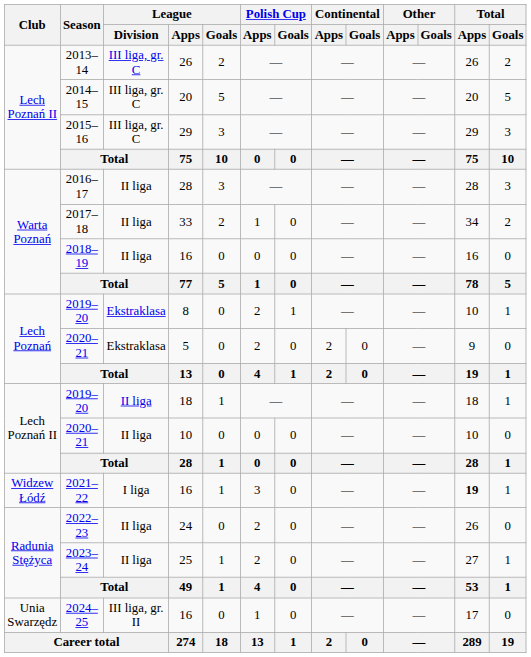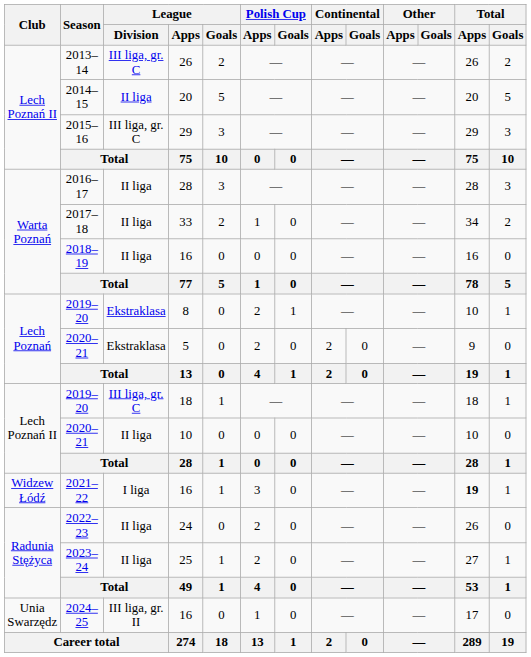(136, 97) III liga, gr. C -> (136, 97) II liga
(136, 400) II liga -> (136, 400) III liga, gr. C
